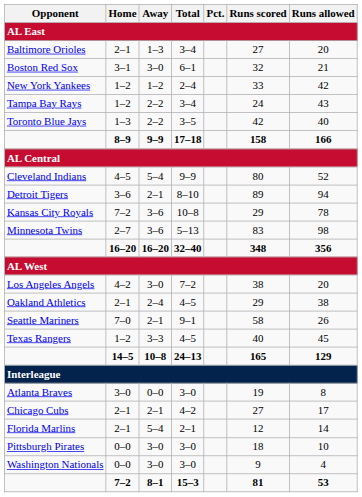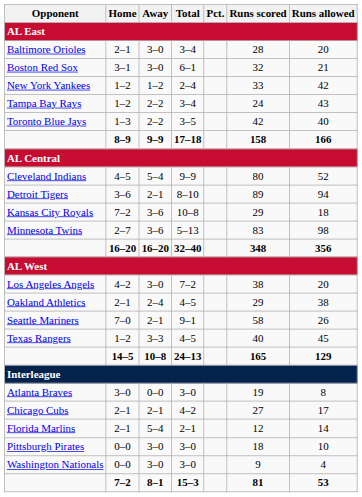(155, 49) 1–3 -> (155, 49) 3–0
(258, 49) 27 -> (258, 49) 28
(323, 212) 78 -> (323, 212) 18
